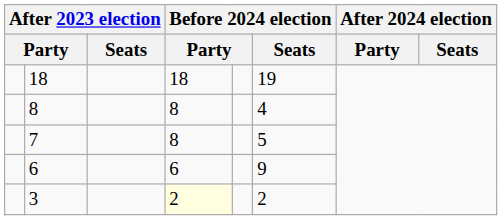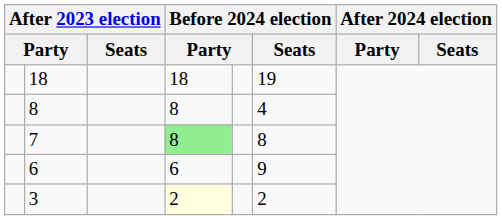(174, 139) no background -> (174, 139) lightgreen background
(262, 139) 5 -> (262, 139) 8
